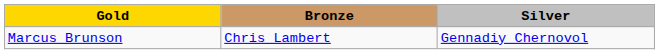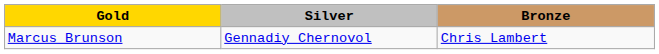columns swapped: (546, 16) <-> (329, 16)
